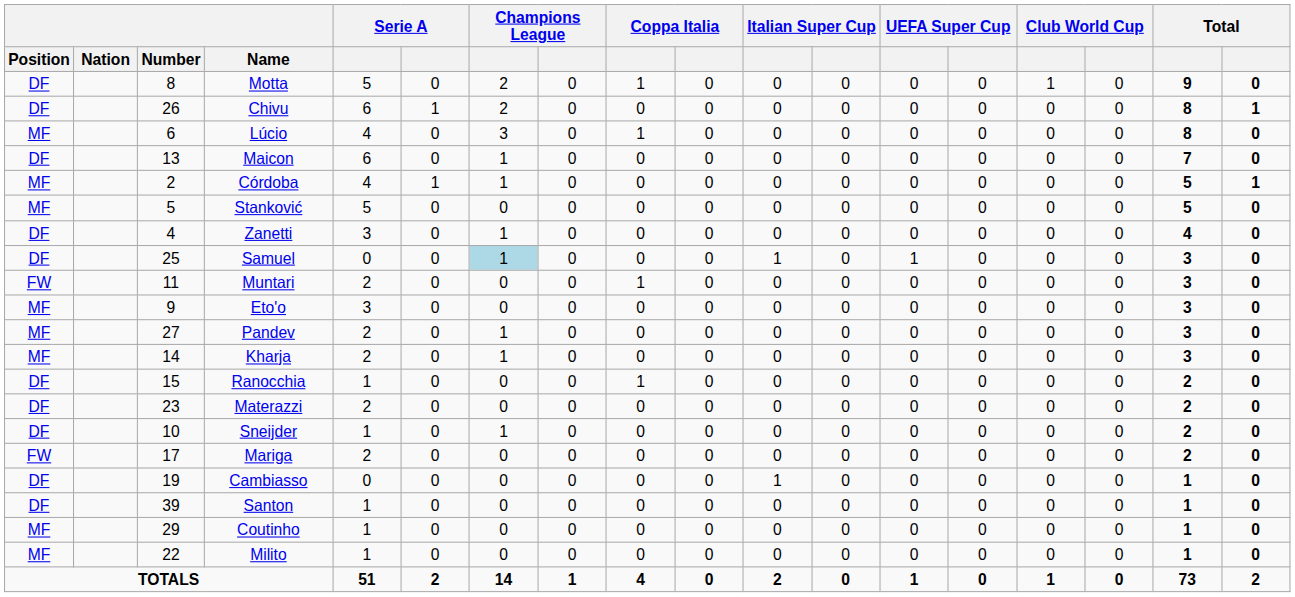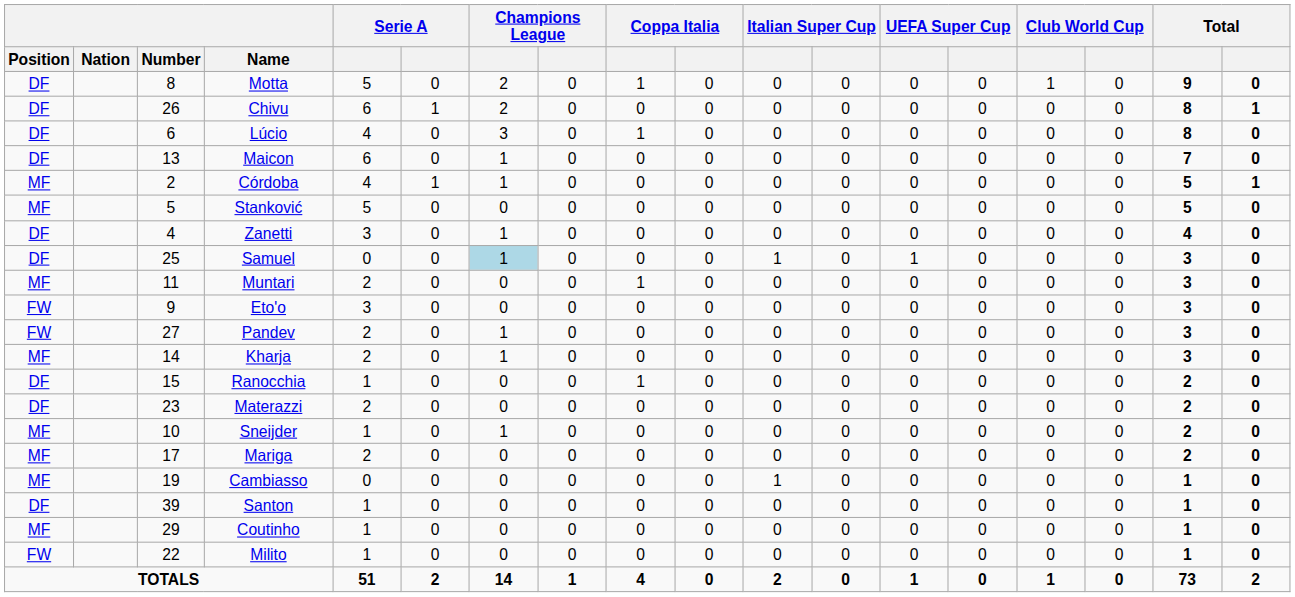(39, 134) MF -> (39, 134) DF
(39, 282) FW -> (39, 282) MF
(39, 307) MF -> (39, 307) FW
(39, 332) MF -> (39, 332) FW
(39, 431) DF -> (39, 431) MF
(39, 456) FW -> (39, 456) MF
(39, 481) DF -> (39, 481) MF
(39, 555) MF -> (39, 555) FW
